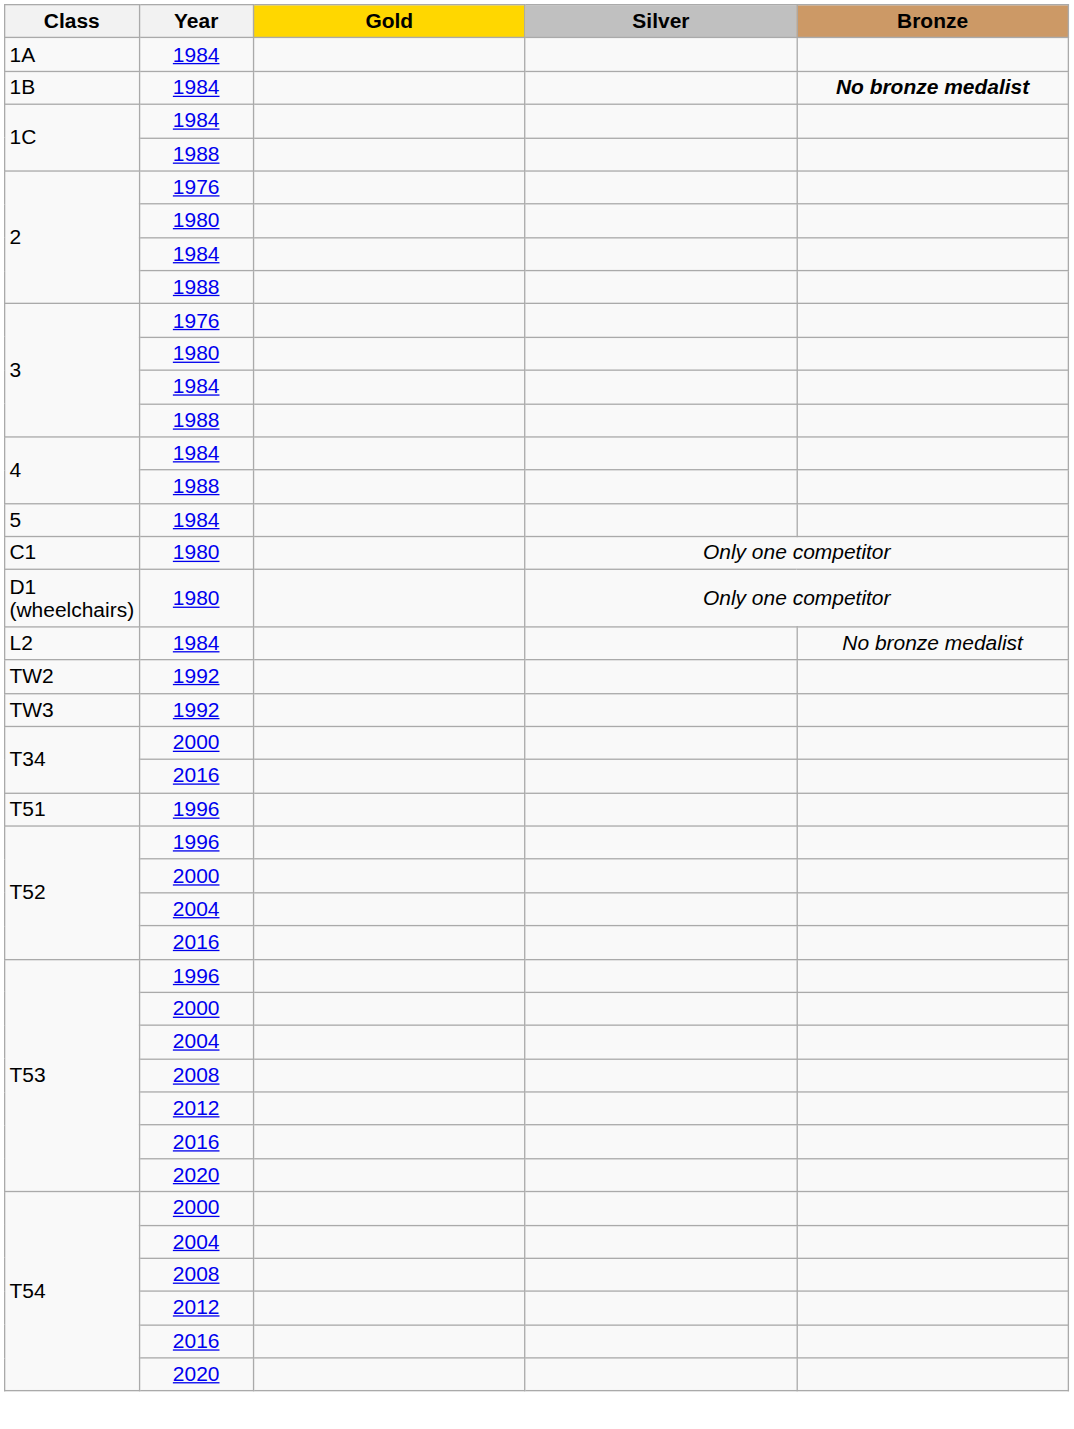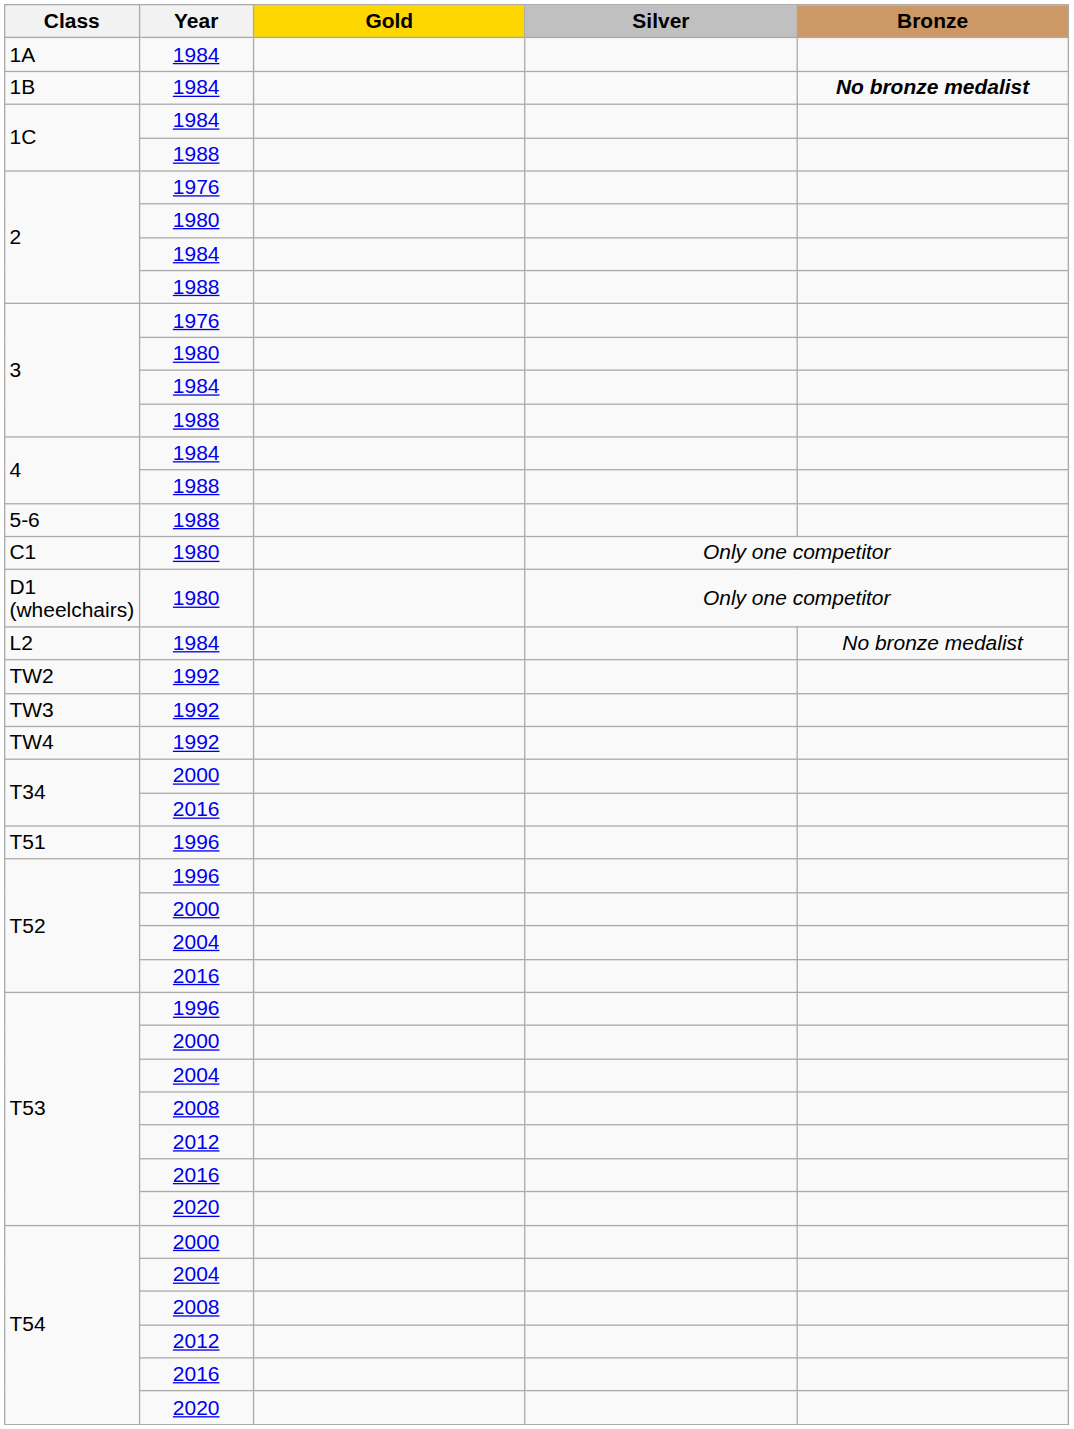- row: (15, 519)
+ row: (25, 519)
+ row: (32, 742)
